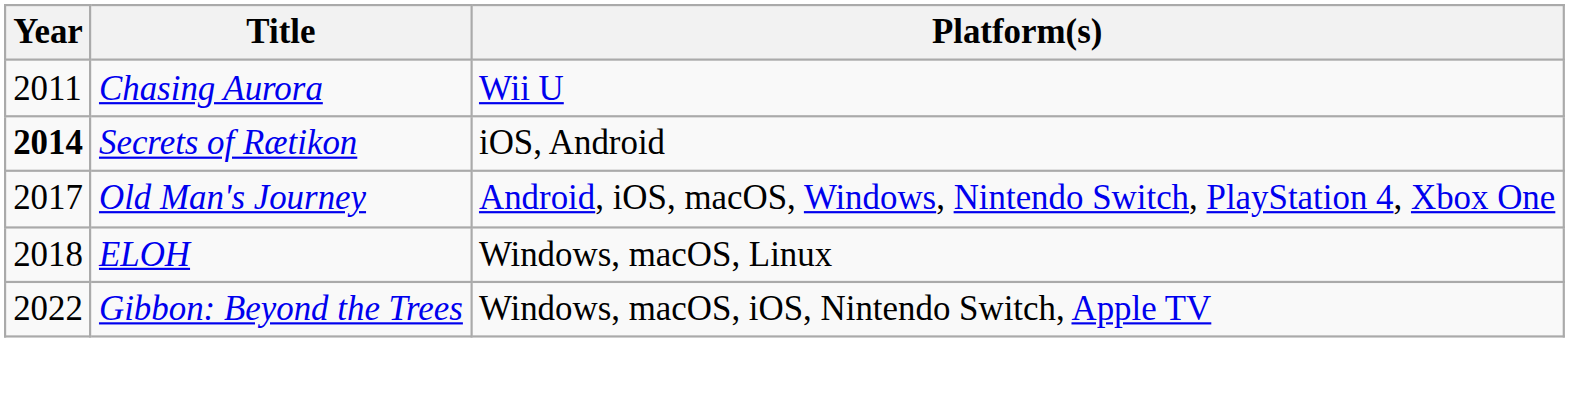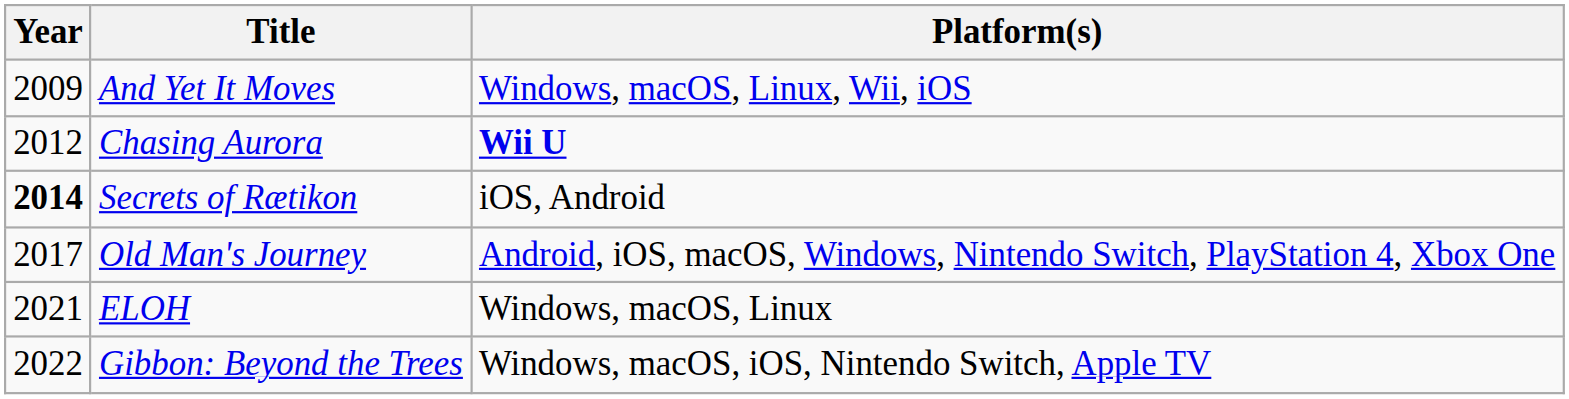+ row: (217, 87)
(47, 87) 2011 -> (48, 142) 2012
(521, 87) normal -> (523, 142) bold
(48, 253) 2018 -> (48, 308) 2021
